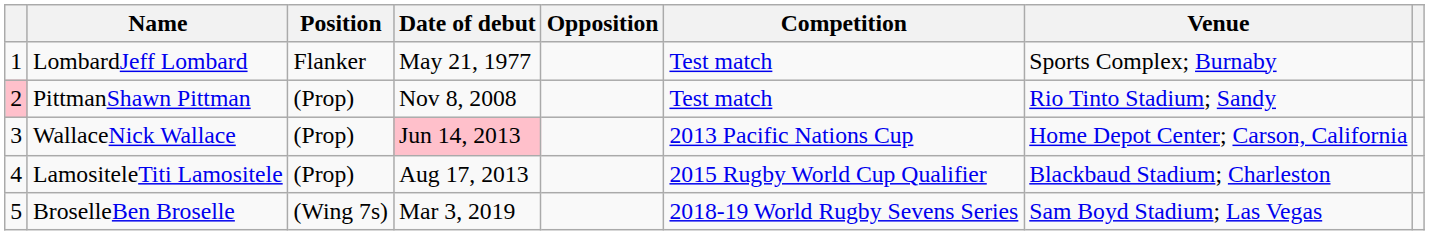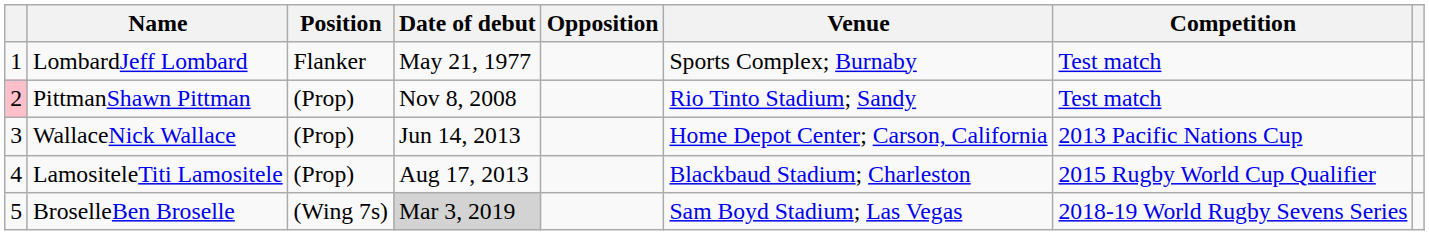columns swapped: (844, 23) <-> (1218, 23)
(460, 135) pink background -> (460, 135) no background
(457, 211) no background -> (457, 211) lightgrey background
